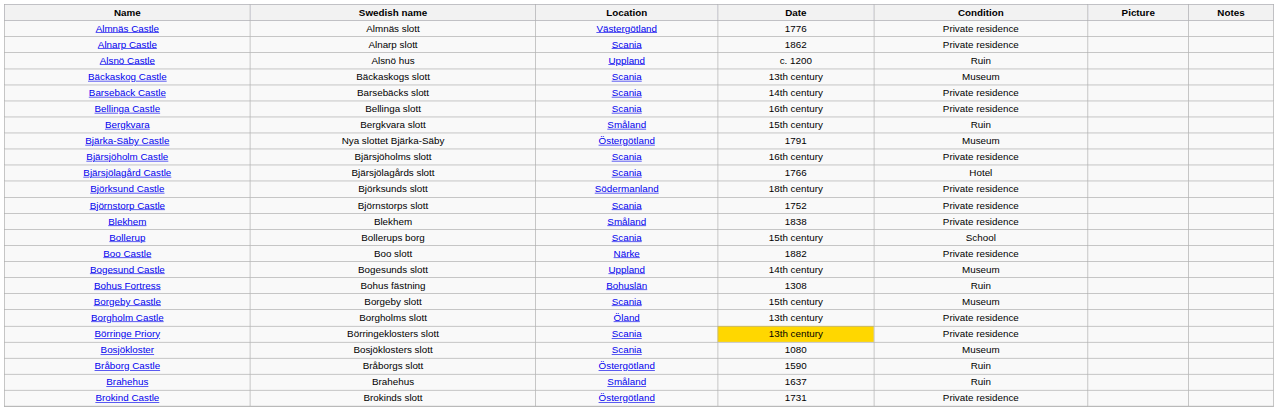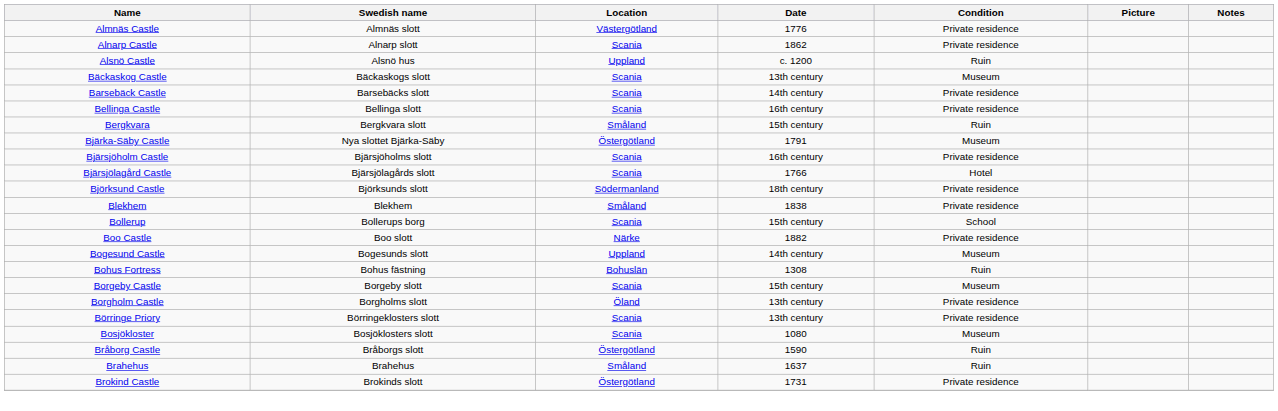- row: (127, 205)
(796, 334) gold background -> (796, 318) no background
